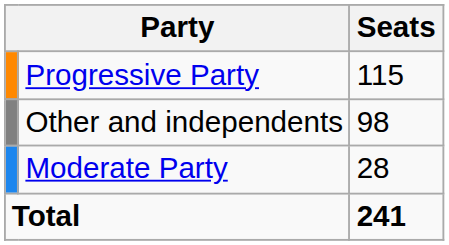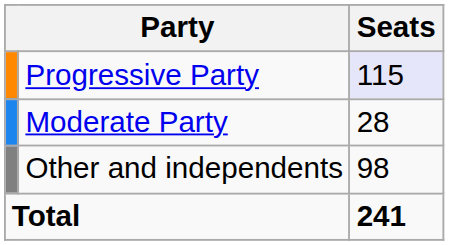(380, 74) no background -> (380, 74) lavender background
rows swapped: (184, 121) <-> (127, 168)
